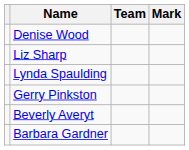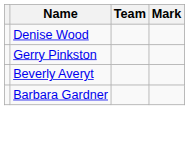- row: (40, 54)
- row: (60, 74)
